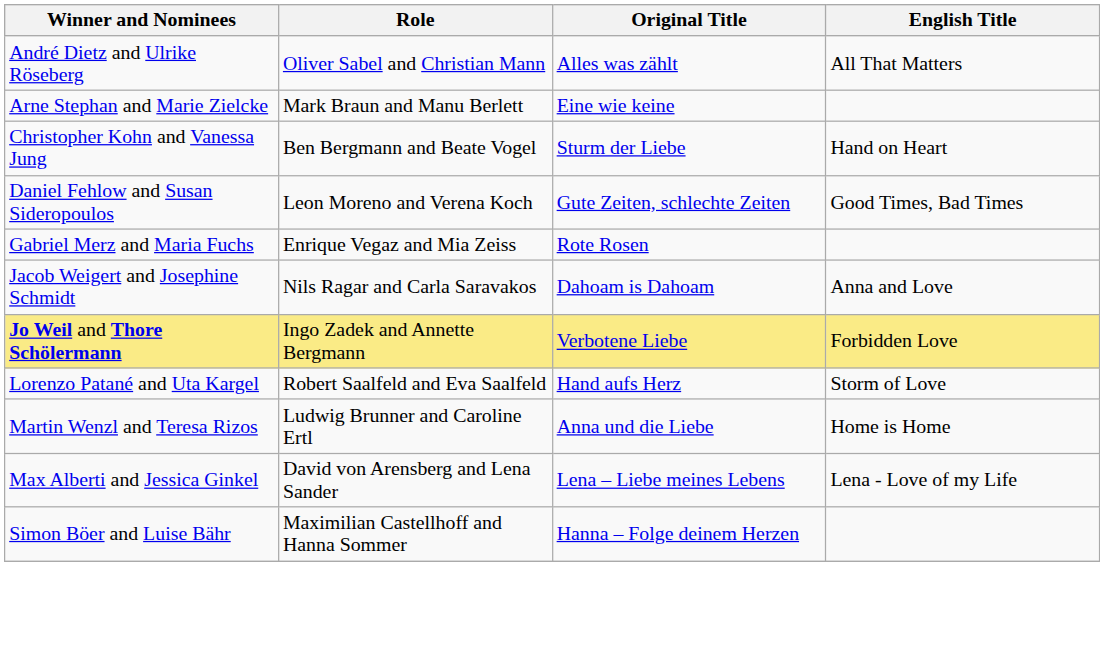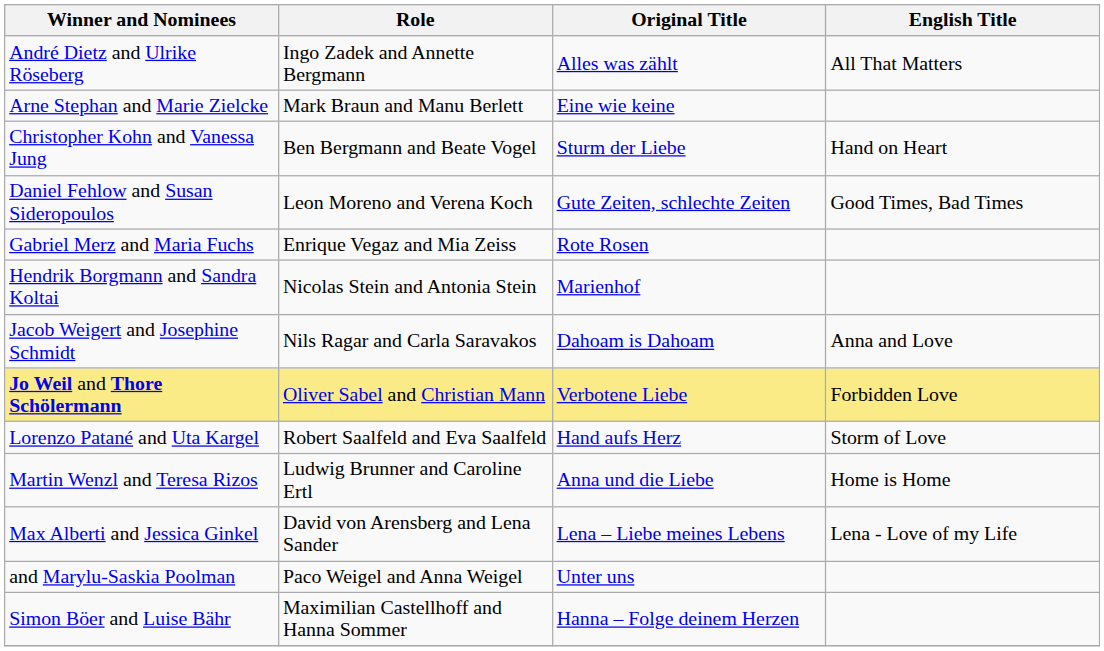(414, 62) Oliver Sabel and Christian Mann -> (379, 62) Ingo Zadek and Annette Bergmann
+ row: (133, 287)
(379, 340) Ingo Zadek and Annette Bergmann -> (414, 394) Oliver Sabel and Christian Mann
+ row: (122, 576)
